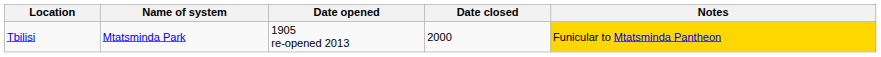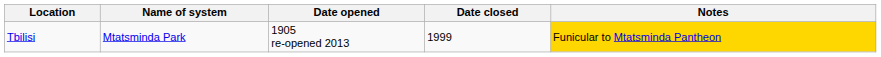(439, 36) 2000 -> (439, 36) 1999
